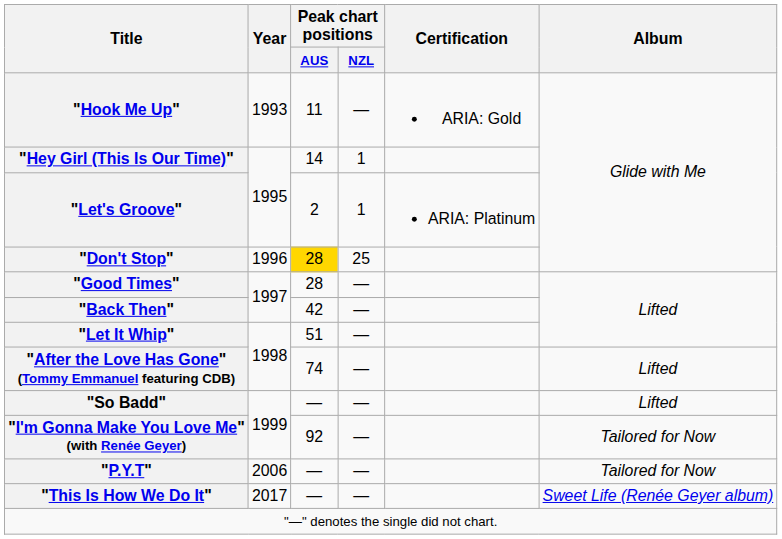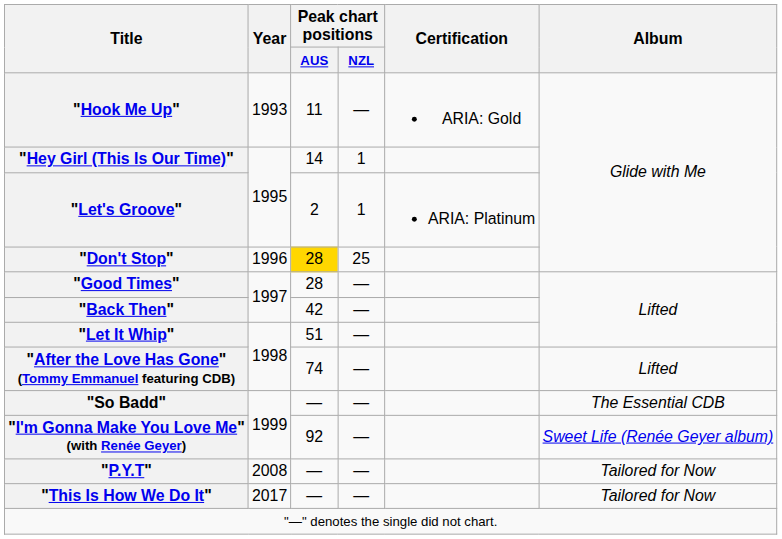(658, 402) Lifted -> (658, 402) The Essential CDB
(658, 436) Tailored for Now -> (658, 436) Sweet Life (Renée Geyer album)
(270, 470) 2006 -> (270, 470) 2008
(658, 496) Sweet Life (Renée Geyer album) -> (658, 496) Tailored for Now
